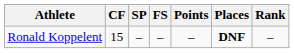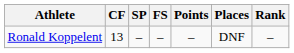(117, 36) 15 -> (117, 36) 13
(232, 36) bold -> (232, 36) normal
